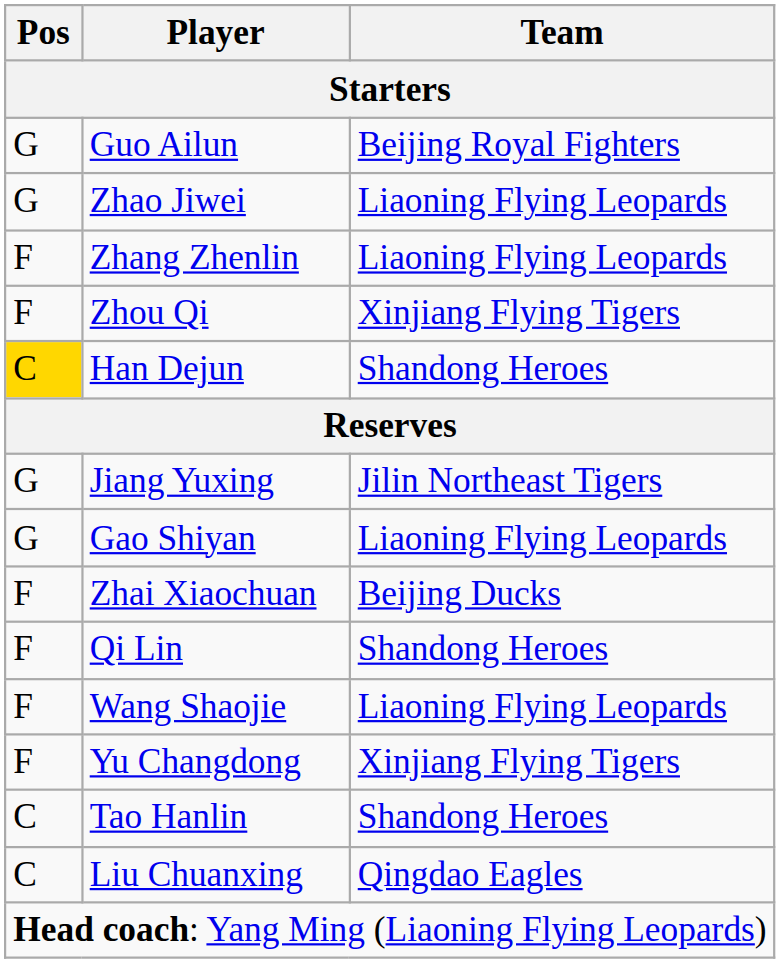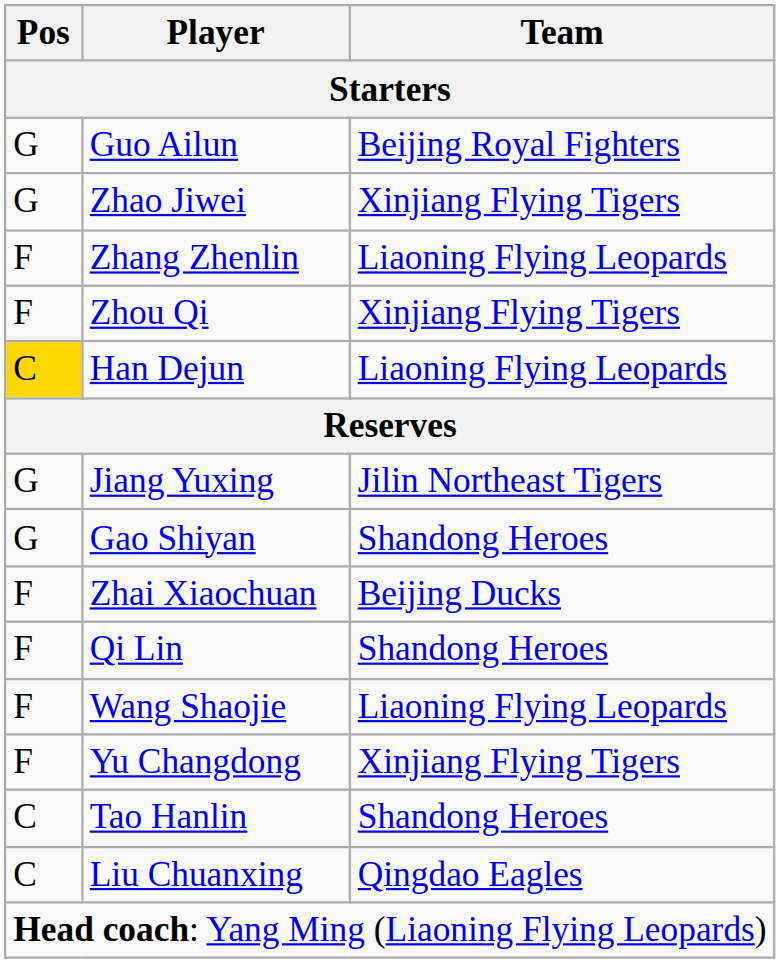(542, 200) Liaoning Flying Leopards -> (519, 200) Xinjiang Flying Tigers
(483, 369) Shandong Heroes -> (542, 369) Liaoning Flying Leopards
(542, 537) Liaoning Flying Leopards -> (483, 537) Shandong Heroes
